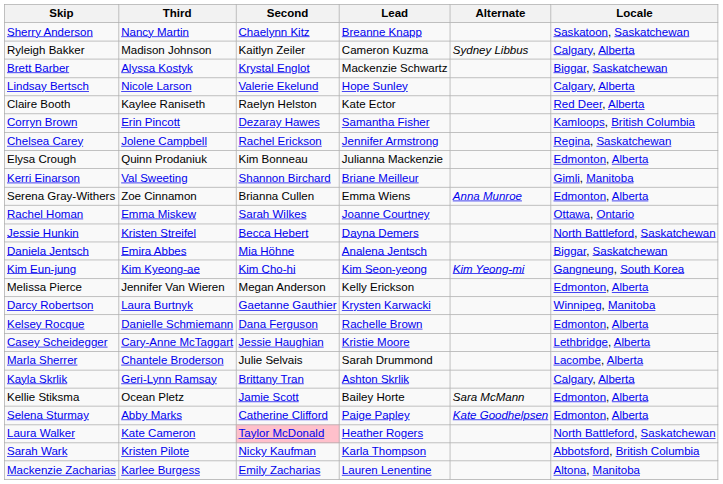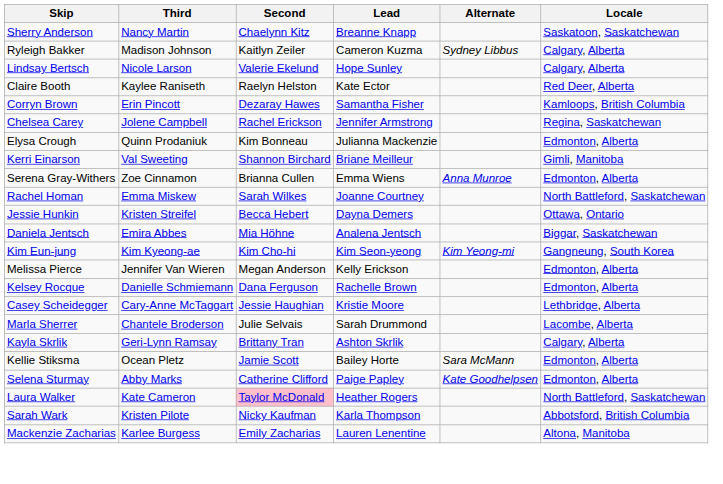- row: (38, 68)
(594, 214) Ottawa, Ontario -> (624, 196) North Battleford, Saskatchewan
(635, 232) North Battleford, Saskatchewan -> (584, 214) Ottawa, Ontario
- row: (50, 305)
